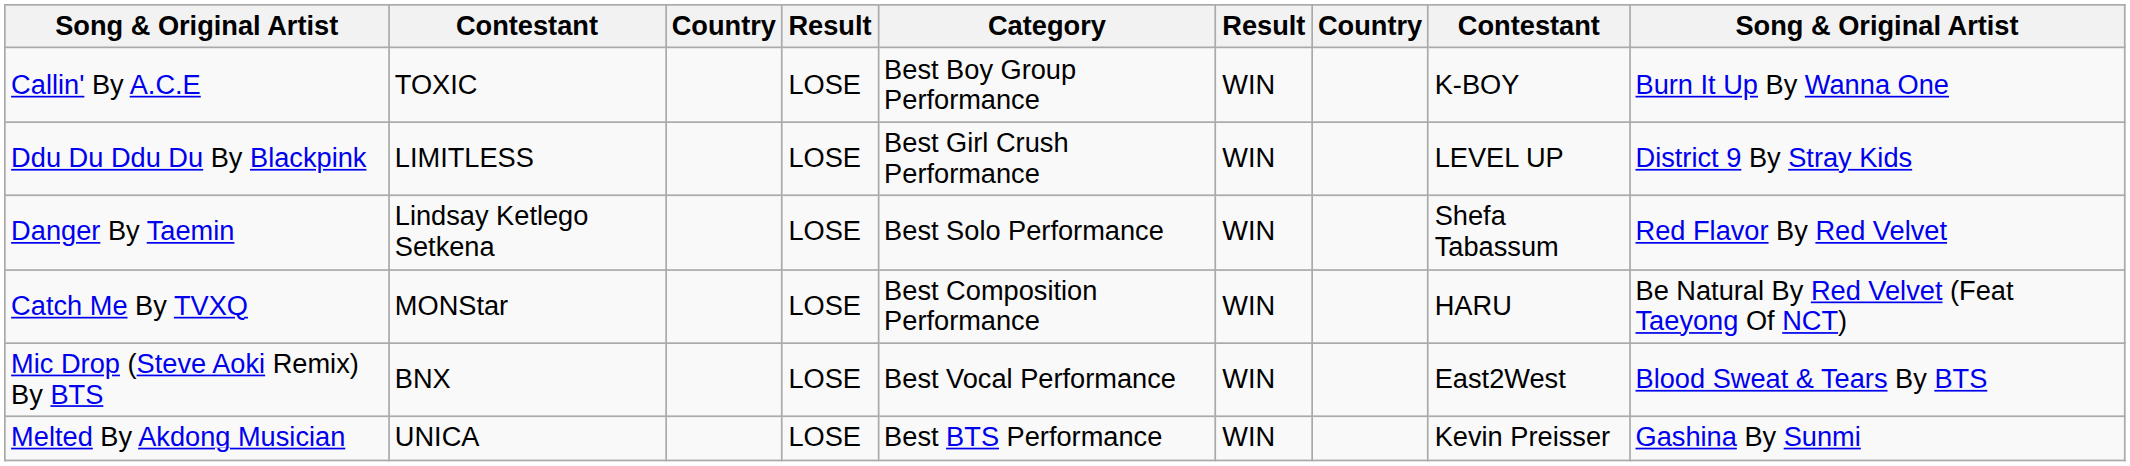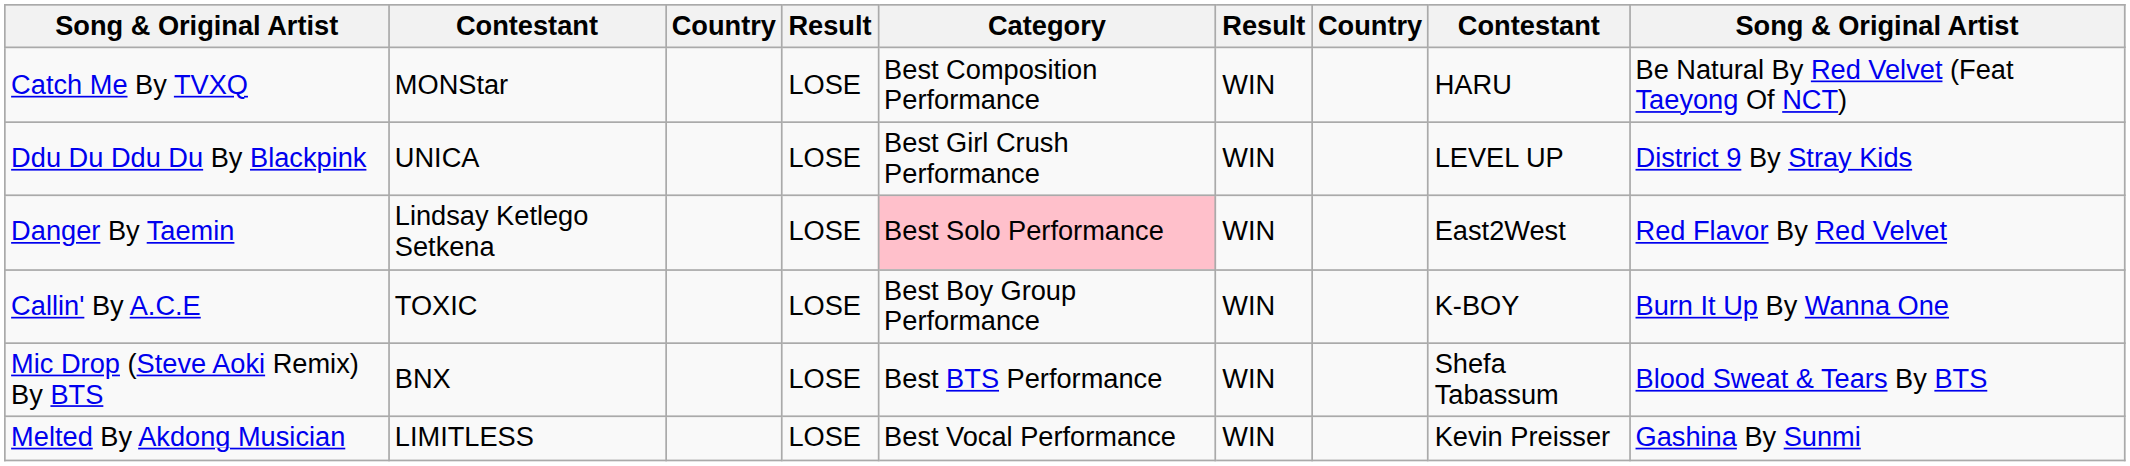rows swapped: (106, 84) <-> (130, 305)
(464, 158) LIMITLESS -> (437, 158) UNICA
(1024, 231) no background -> (1024, 231) pink background
(1497, 231) Shefa Tabassum -> (1500, 231) East2West
(1030, 379) Best Vocal Performance -> (1023, 379) Best BTS Performance
(1500, 379) East2West -> (1497, 379) Shefa Tabassum
(437, 437) UNICA -> (464, 437) LIMITLESS
(1023, 437) Best BTS Performance -> (1030, 437) Best Vocal Performance
